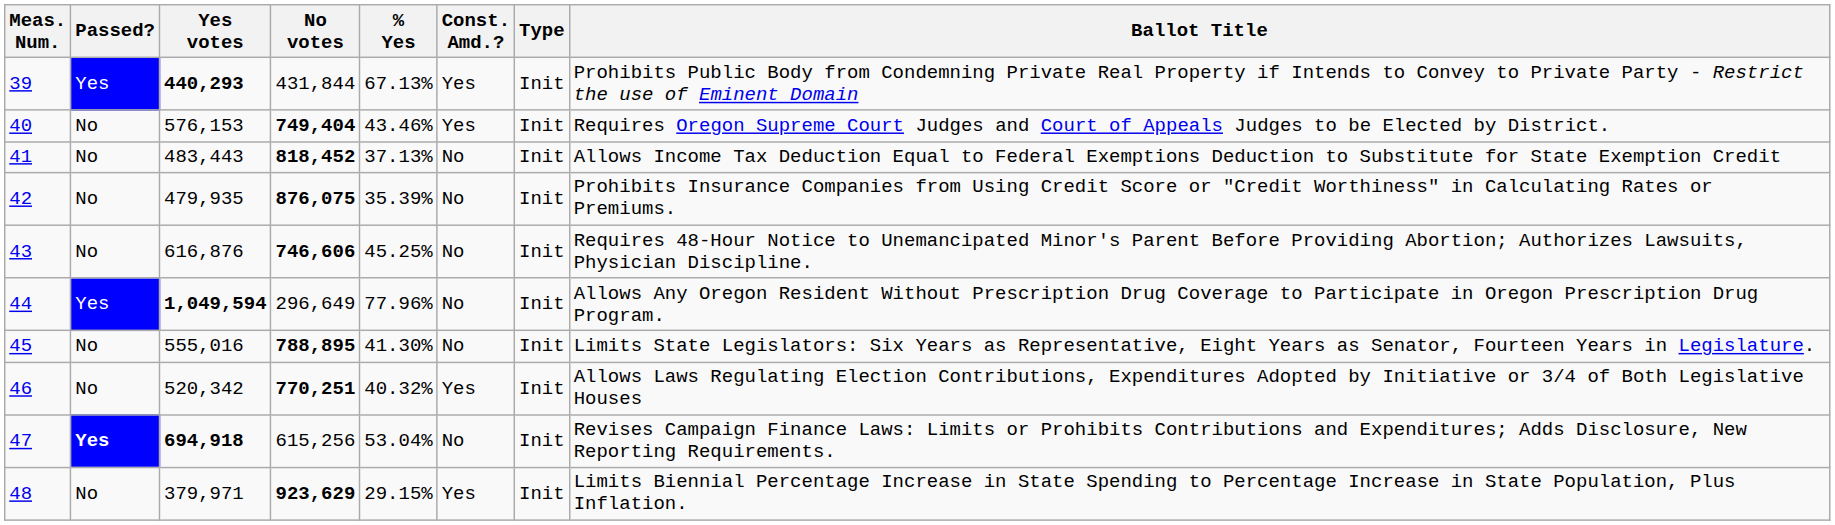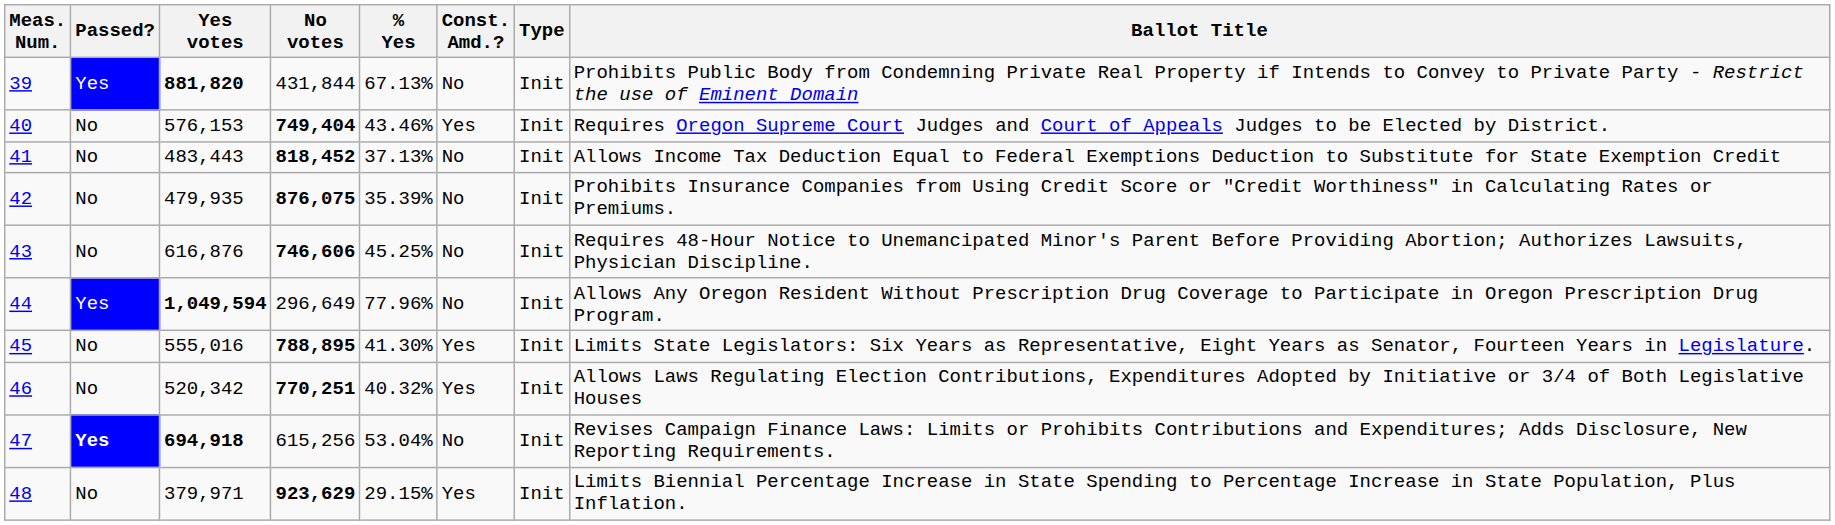(204, 84) 440,293 -> (204, 84) 881,820
(459, 84) Yes -> (453, 84) No
(453, 346) No -> (459, 346) Yes
